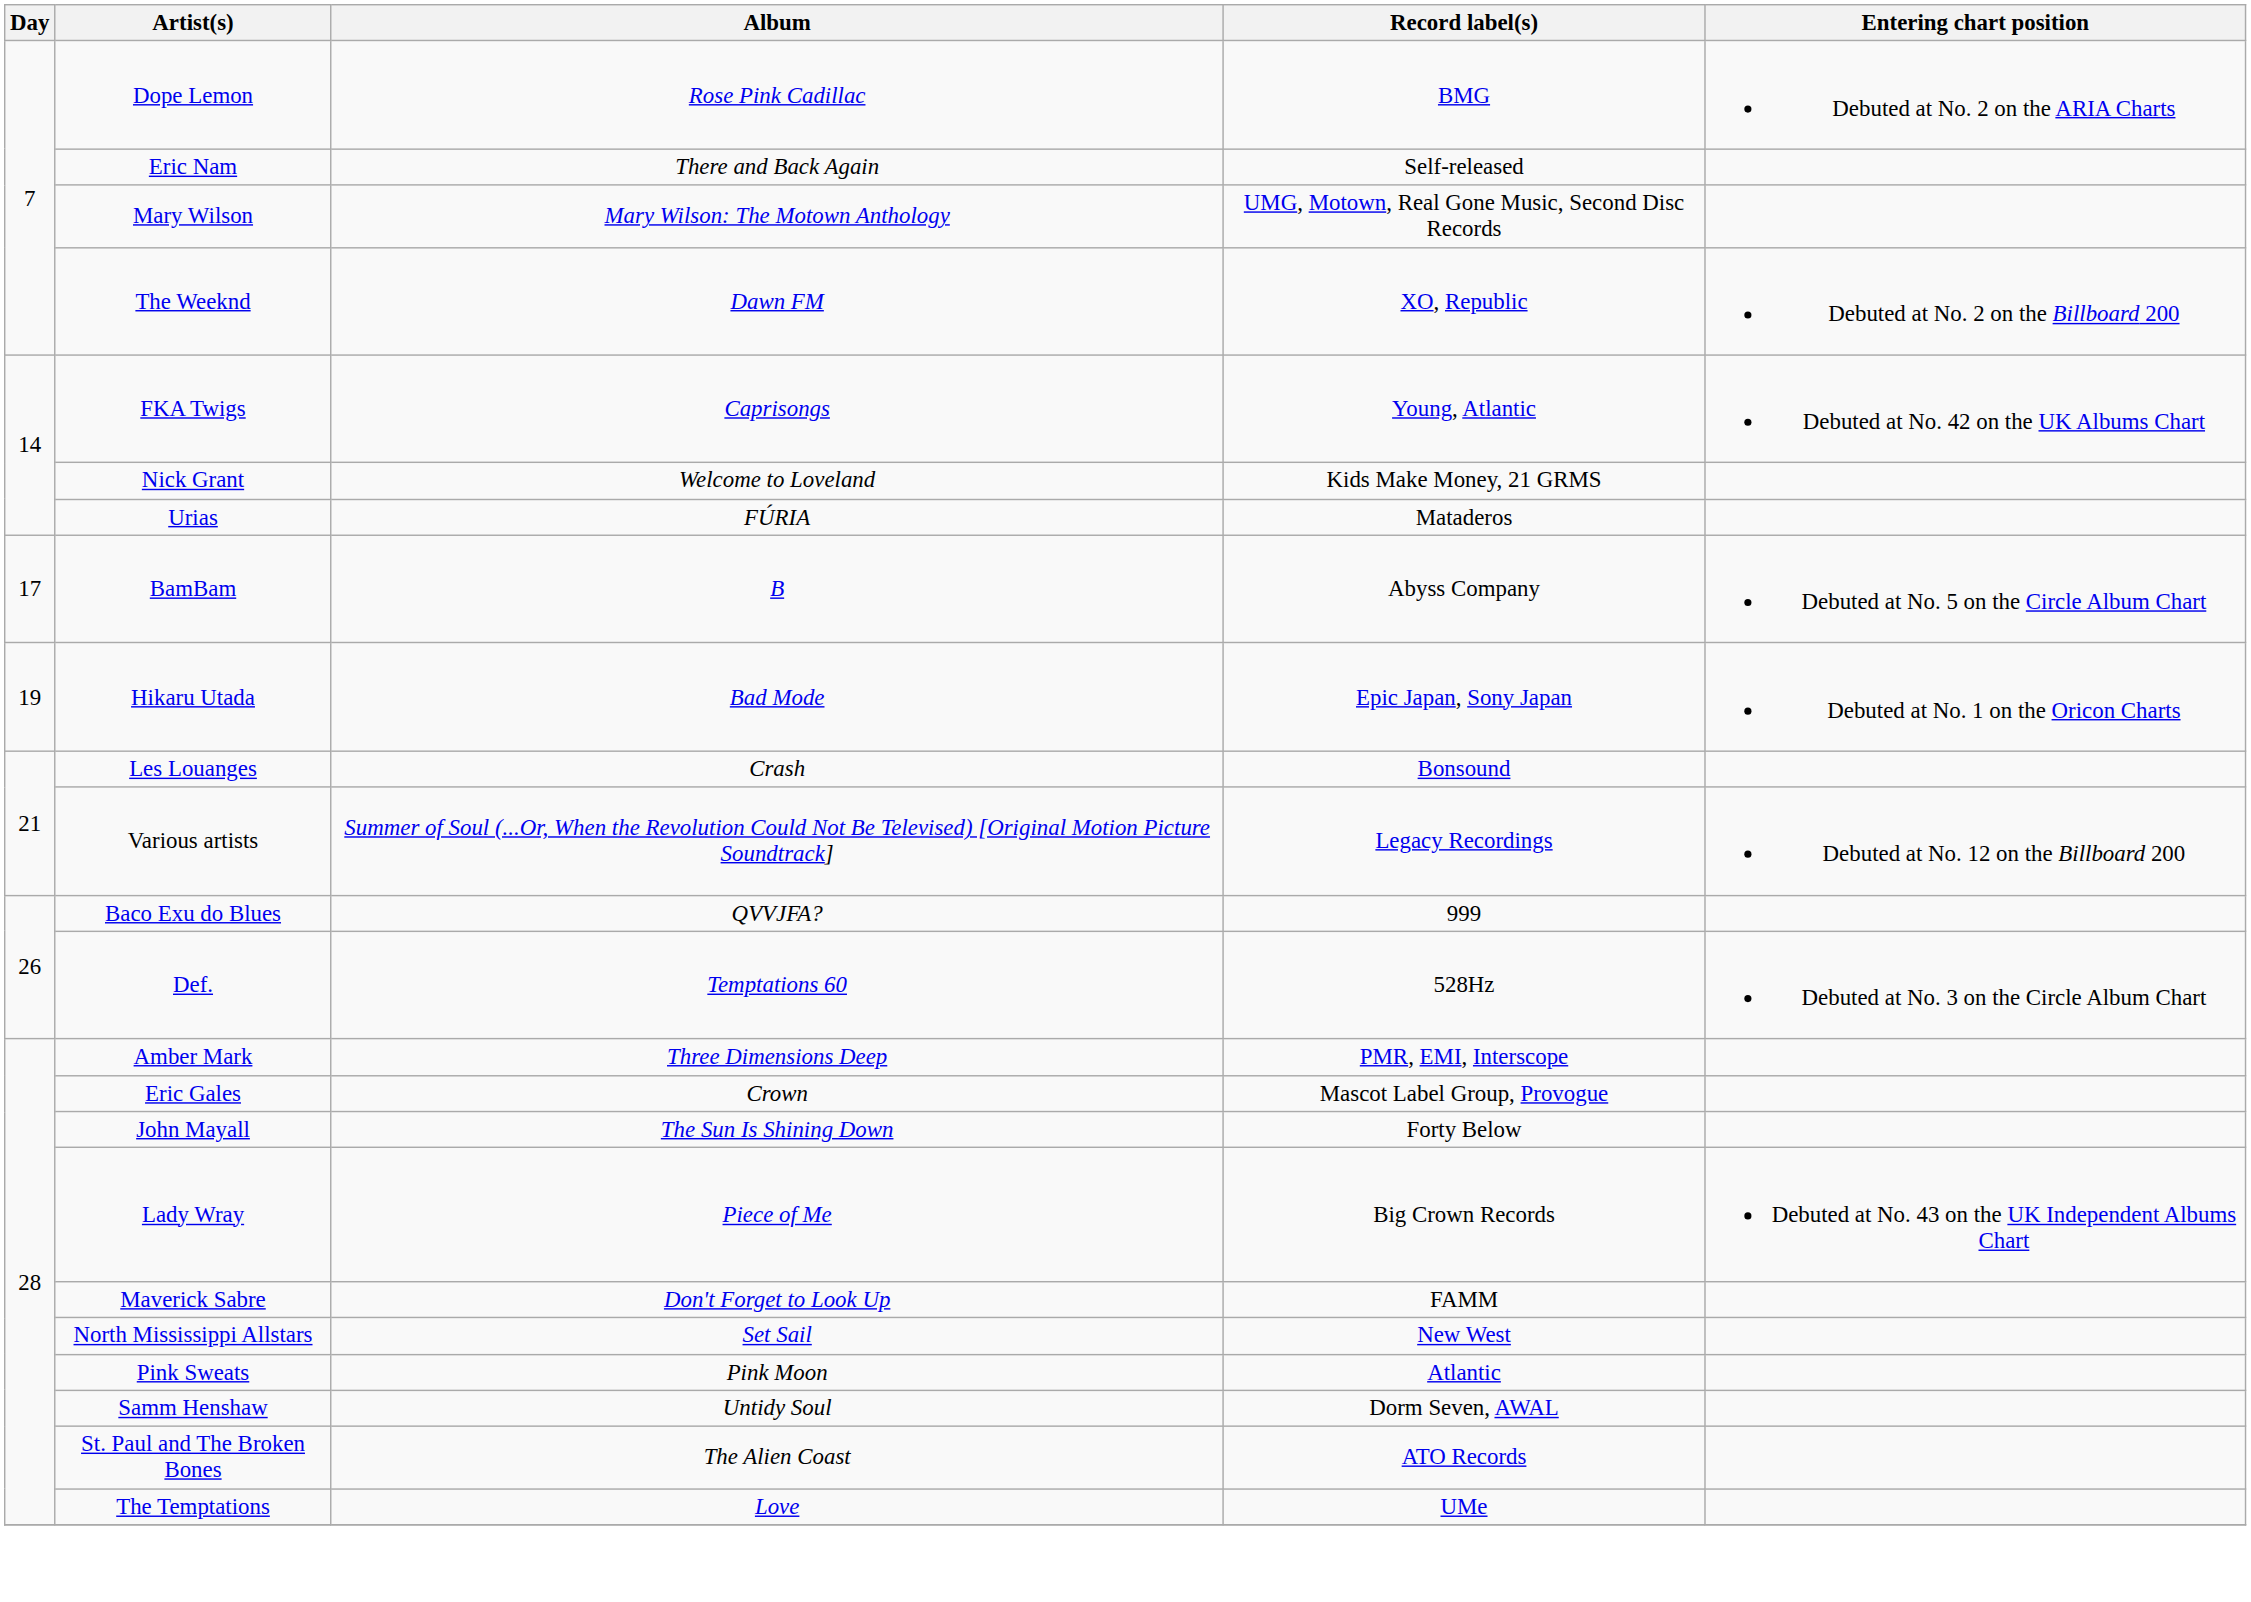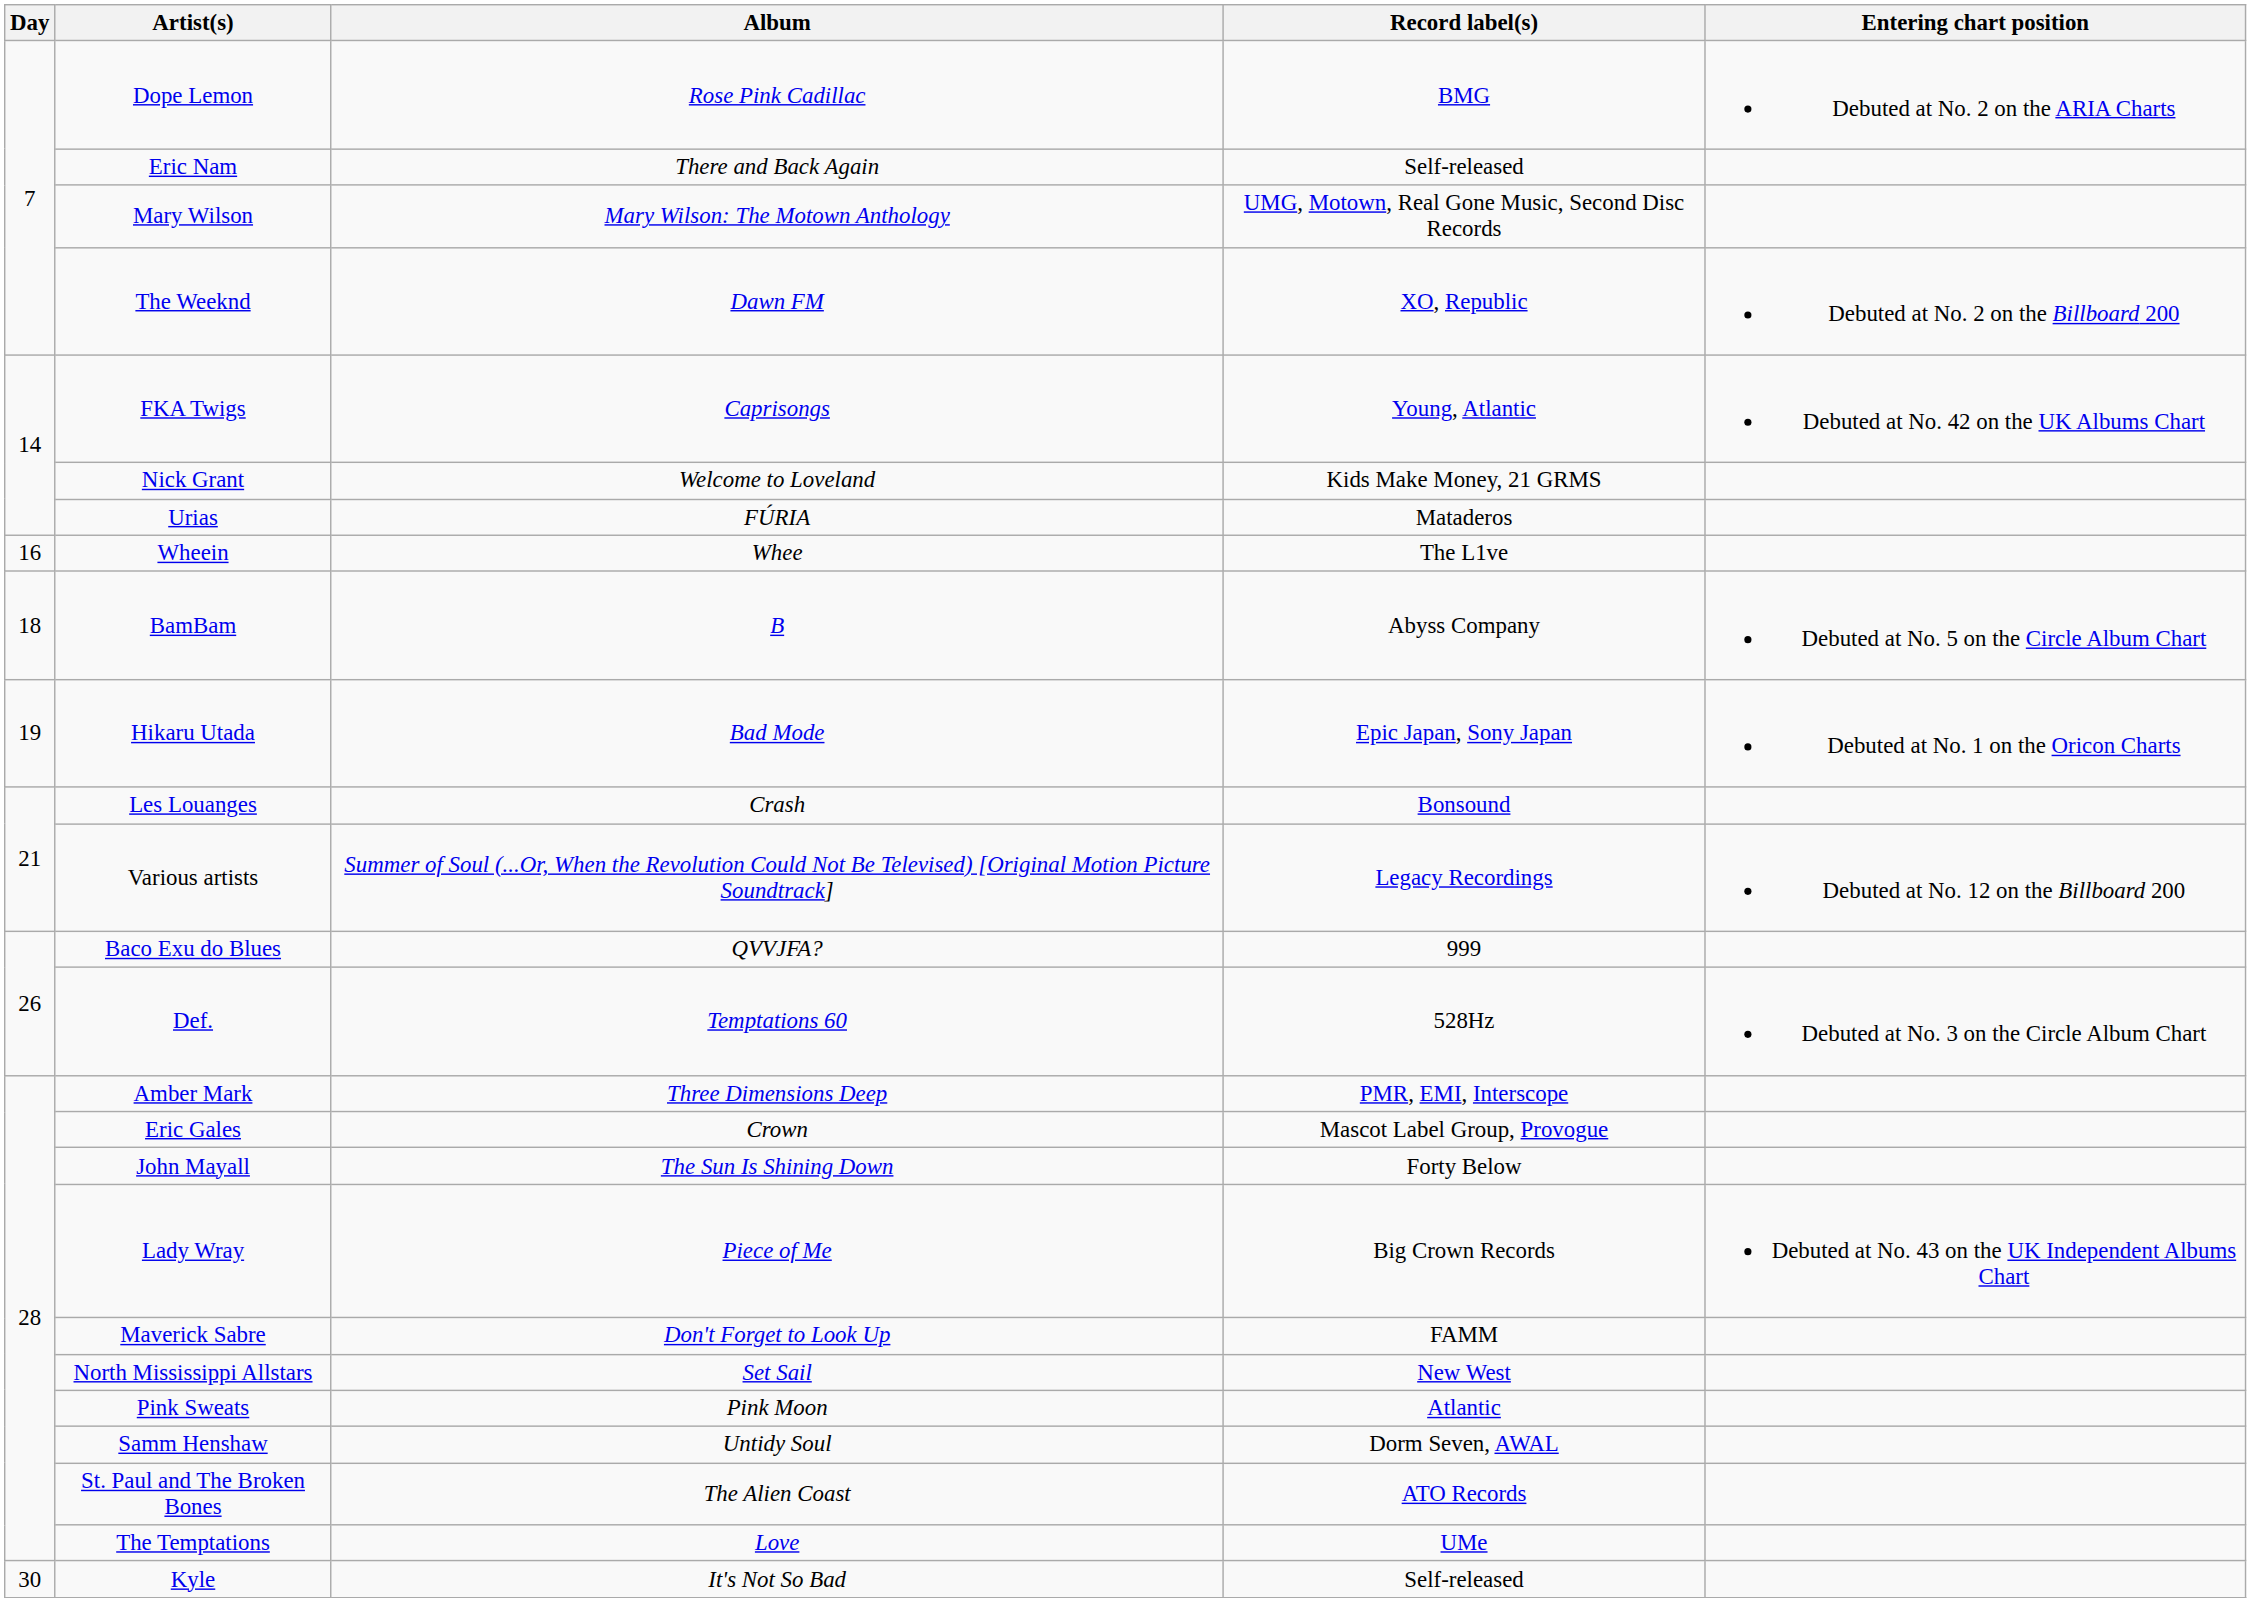+ row: (193, 553)
(30, 588) 17 -> (30, 625) 18
+ row: (193, 1579)
